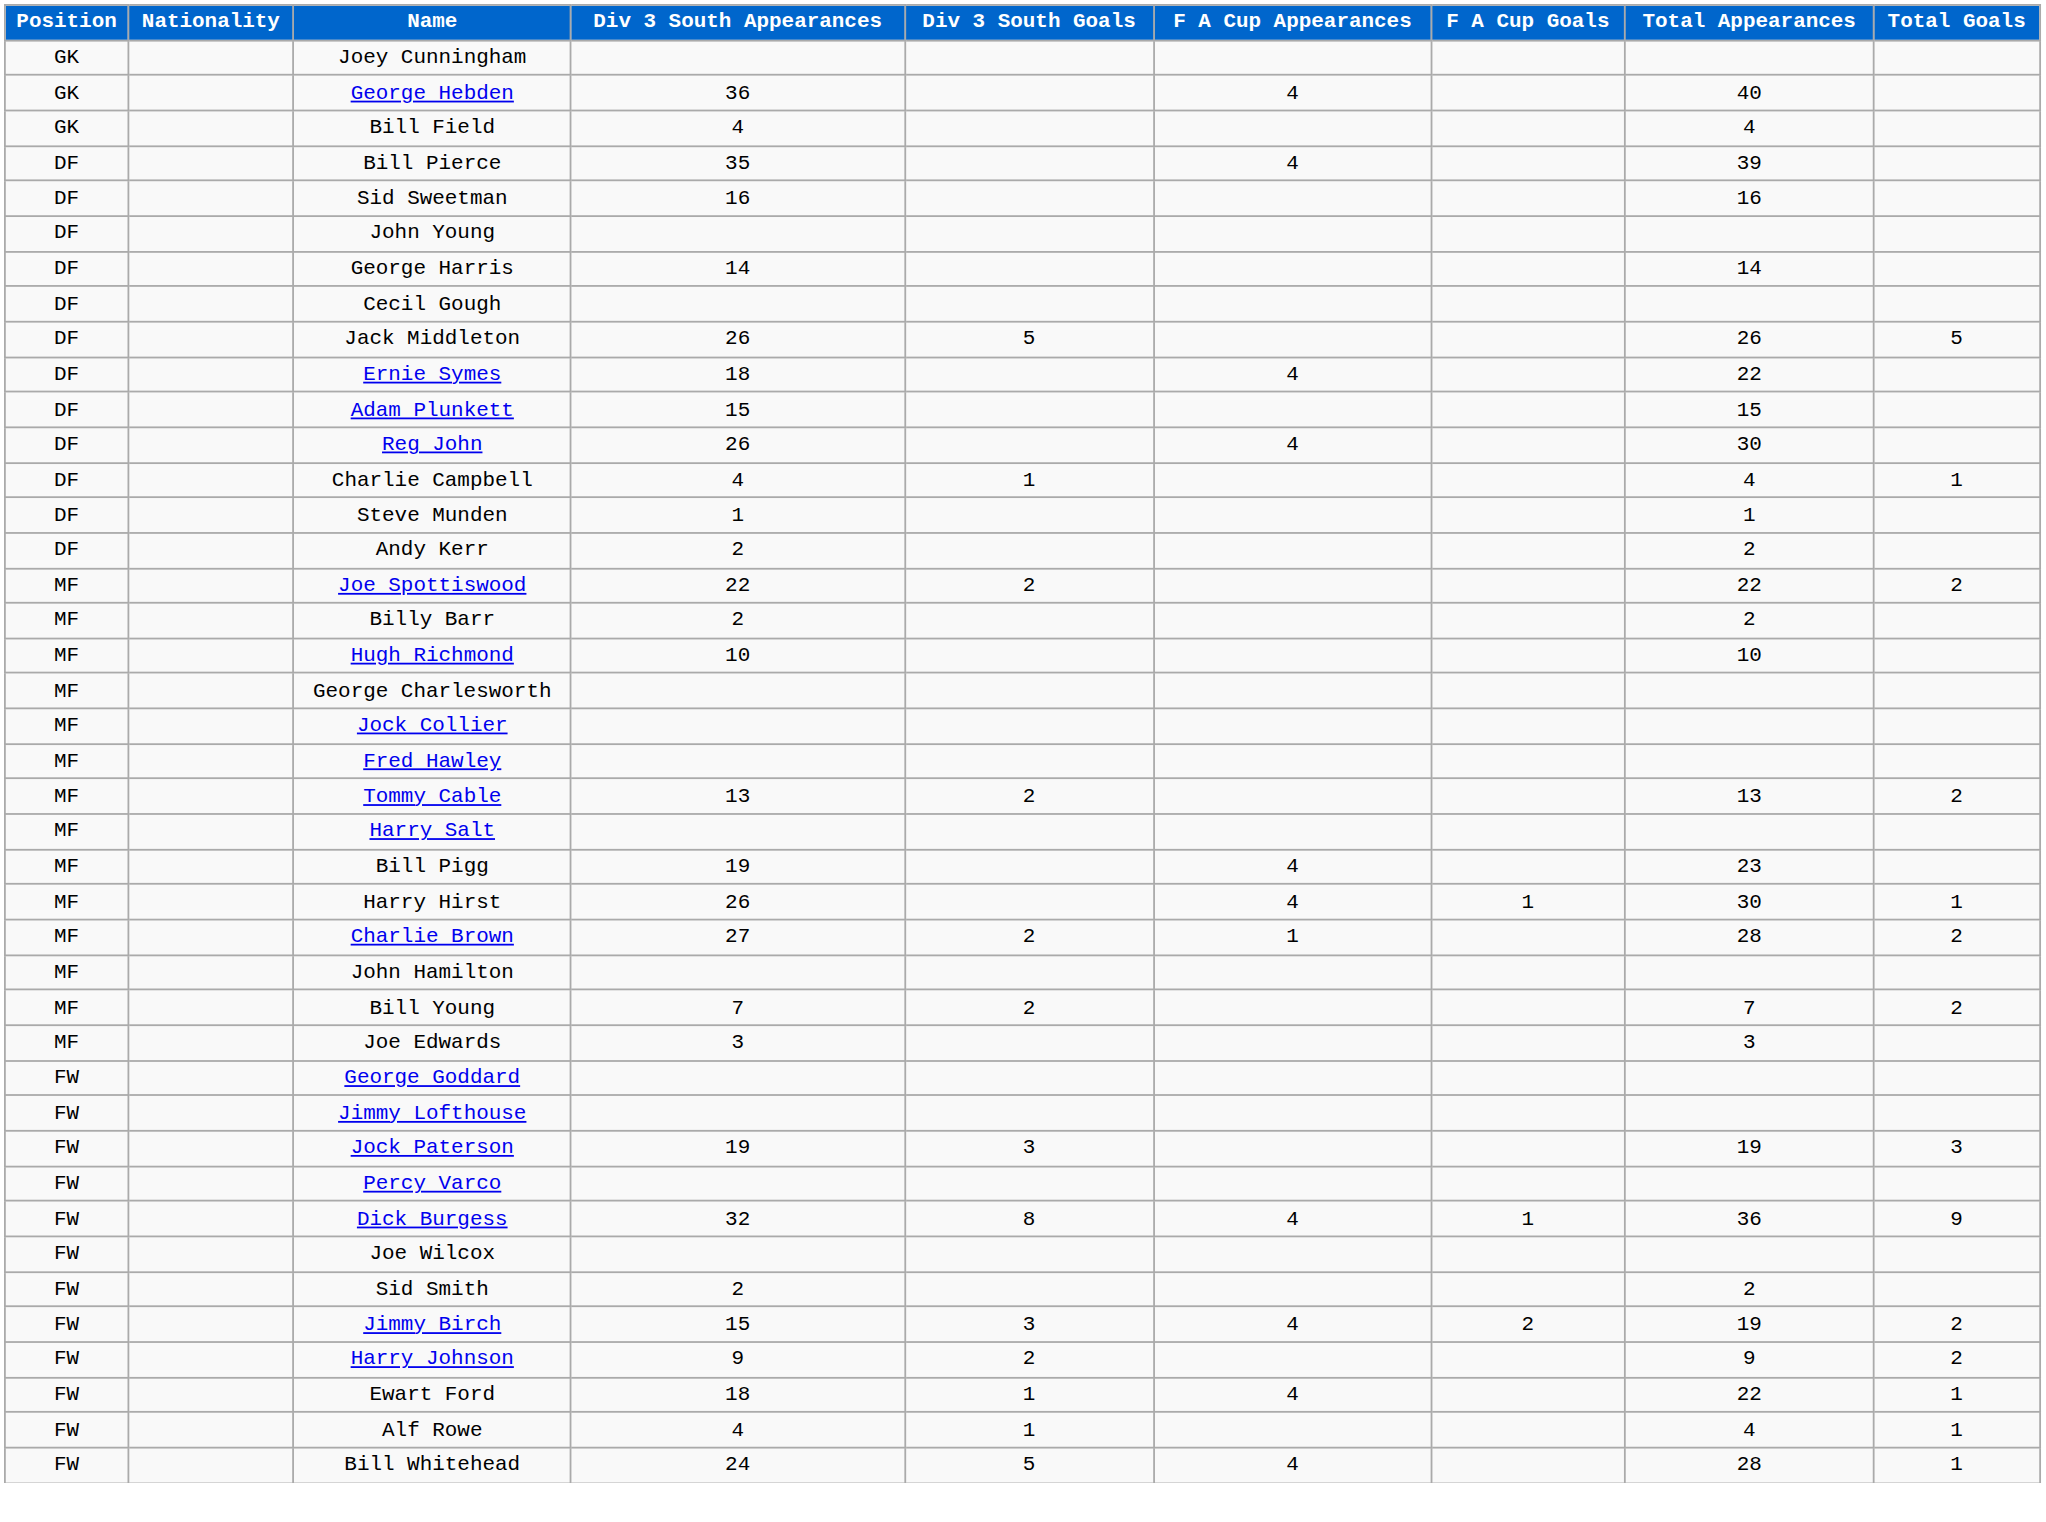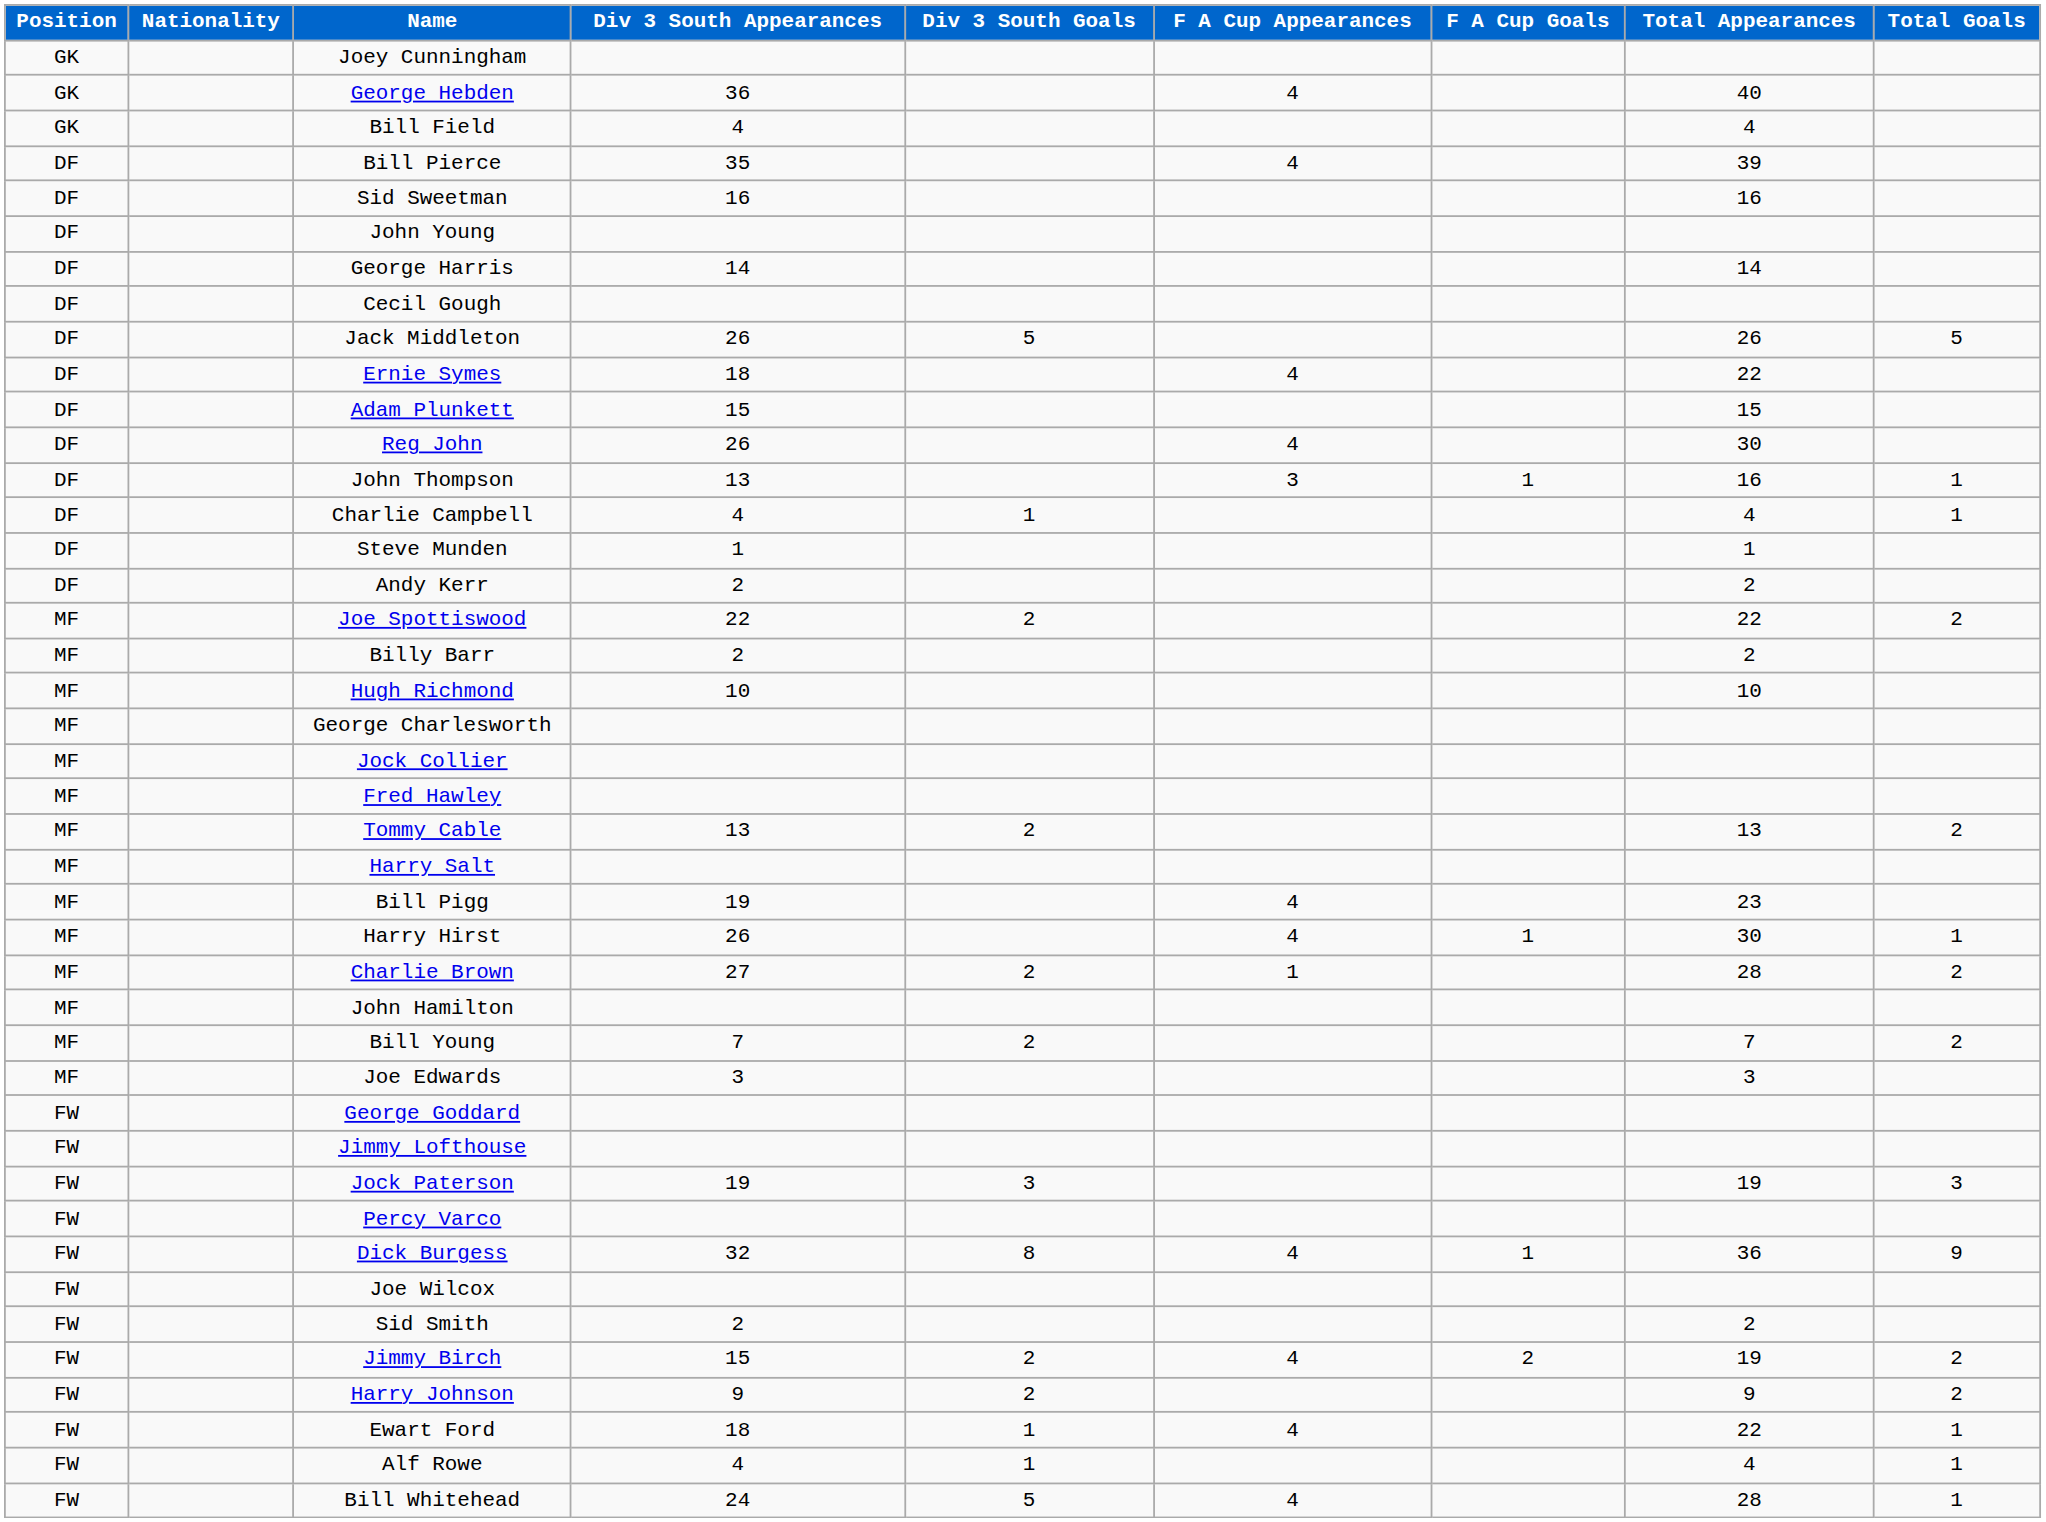+ row: (432, 480)
(1029, 1324) 3 -> (1029, 1359) 2
